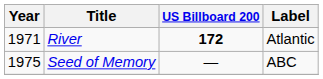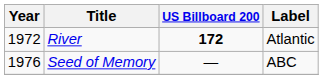(24, 39) 1971 -> (24, 39) 1972
(24, 62) 1975 -> (24, 62) 1976
